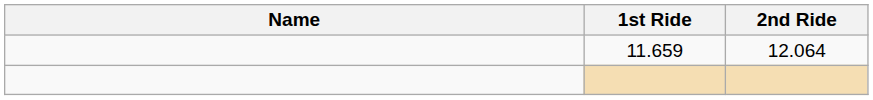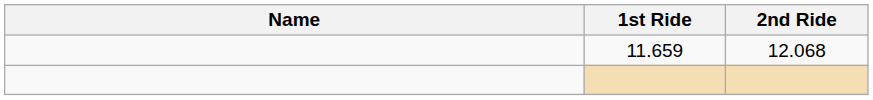(797, 50) 12.064 -> (797, 50) 12.068
